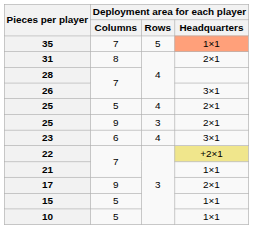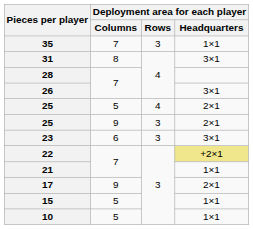(158, 43) 5 -> (158, 43) 3
(211, 43) lightsalmon background -> (211, 43) no background
(211, 59) 2×1 -> (211, 59) 3×1
(158, 138) 4 -> (158, 138) 3
